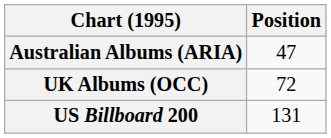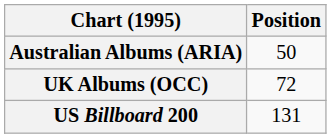(286, 52) 47 -> (286, 52) 50
